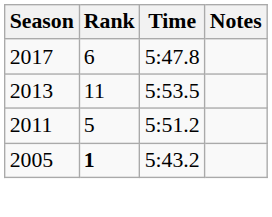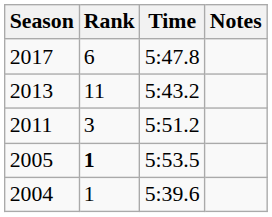(172, 90) 5:53.5 -> (172, 90) 5:43.2
(89, 125) 5 -> (89, 125) 3
(172, 159) 5:43.2 -> (172, 159) 5:53.5
+ row: (31, 194)
